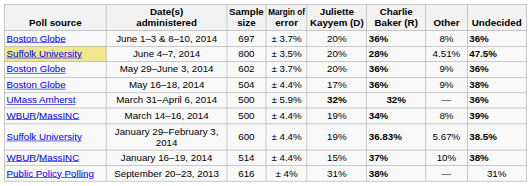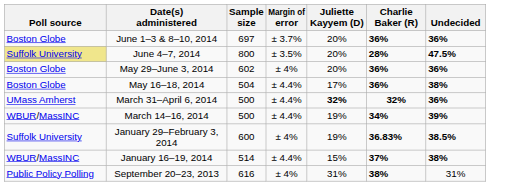- column: (446, 23)
(287, 69) ± 3.7% -> (287, 69) ± 4%
(287, 100) ± 5.9% -> (287, 100) ± 4.4%
(287, 137) ± 4.4% -> (287, 137) ± 4%
